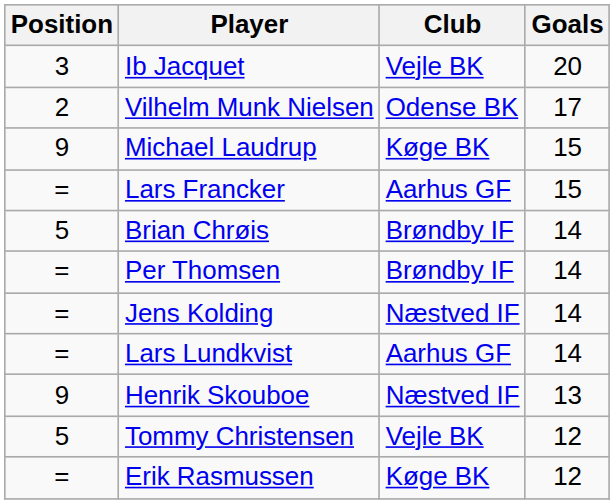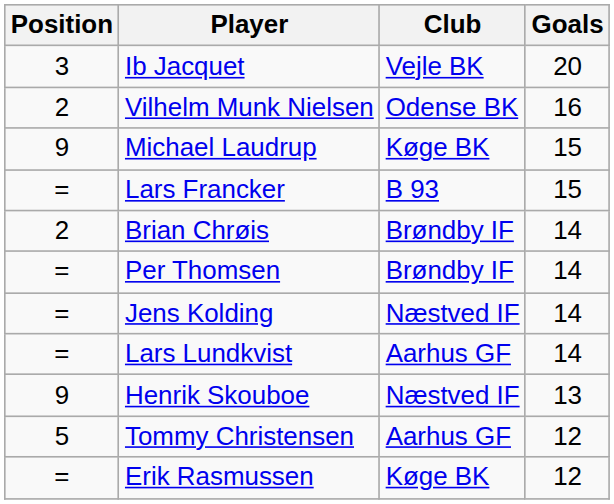(568, 107) 17 -> (568, 107) 16
(448, 189) Aarhus GF -> (412, 189) B 93
(62, 230) 5 -> (62, 230) 2
(435, 436) Vejle BK -> (448, 436) Aarhus GF
